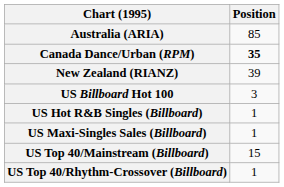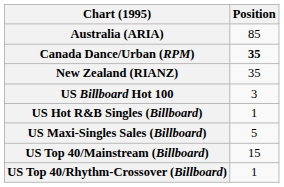(254, 73) 39 -> (254, 73) 35
(254, 133) 1 -> (254, 133) 5
